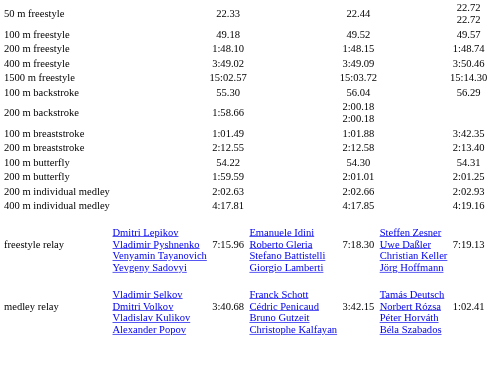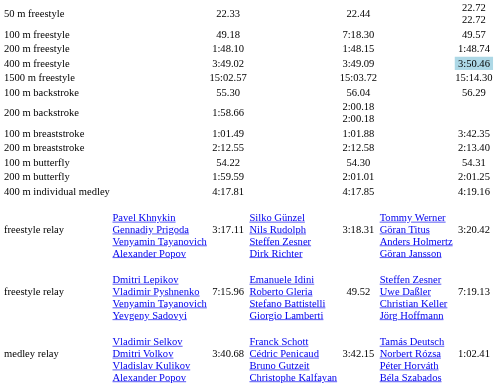(358, 34) 49.52 -> (358, 34) 7:18.30
(469, 63) no background -> (474, 63) lightblue background
- row: (57, 191)
+ row: (34, 229)
(358, 244) 7:18.30 -> (358, 291) 49.52
